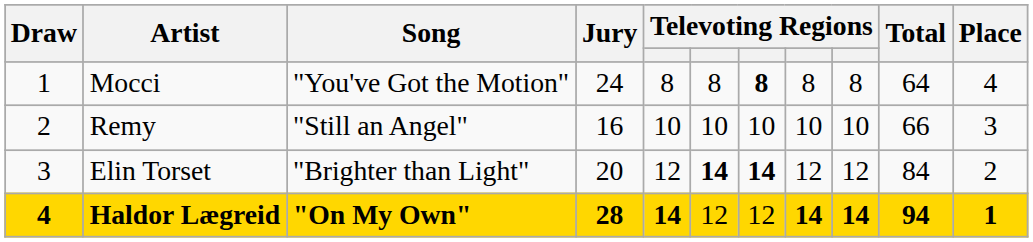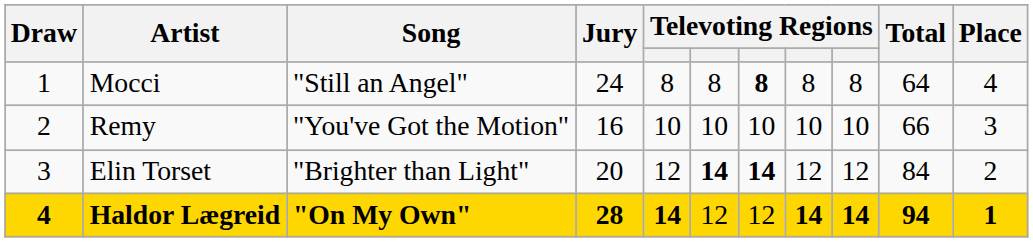(431, 83) "You've Got the Motion" -> (380, 83) "Still an Angel"
(380, 127) "Still an Angel" -> (431, 127) "You've Got the Motion"
